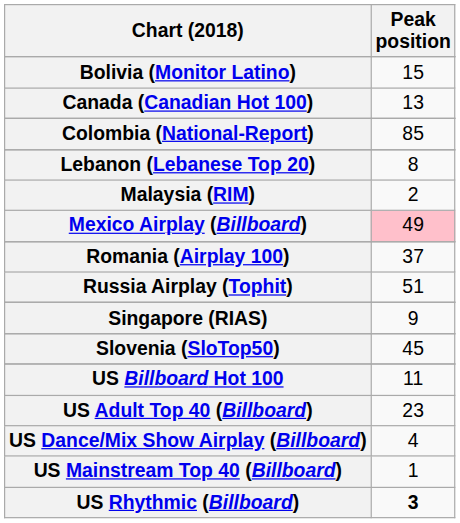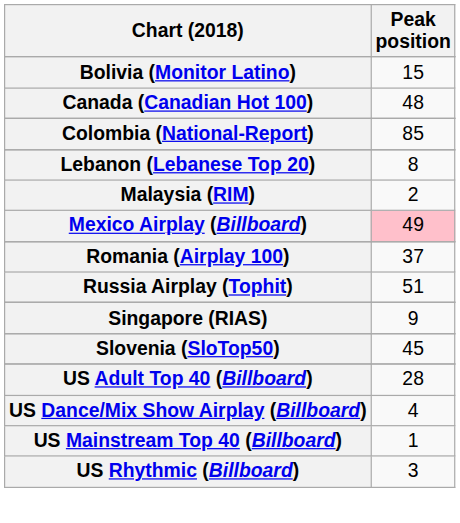(413, 103) 13 -> (413, 103) 48
- row: (188, 379)
(413, 410) 23 -> (413, 379) 28
(413, 502) bold -> (413, 471) normal
